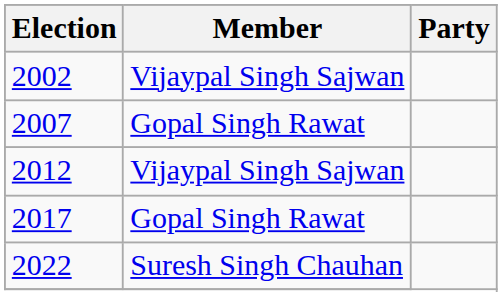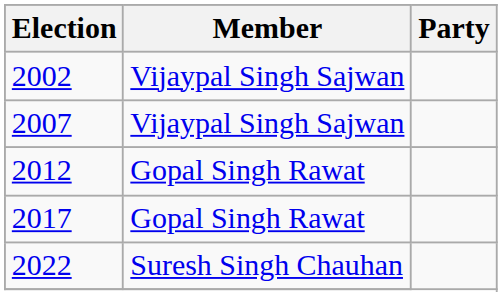(248, 123) Gopal Singh Rawat -> (267, 123) Vijaypal Singh Sajwan
(267, 170) Vijaypal Singh Sajwan -> (248, 170) Gopal Singh Rawat
